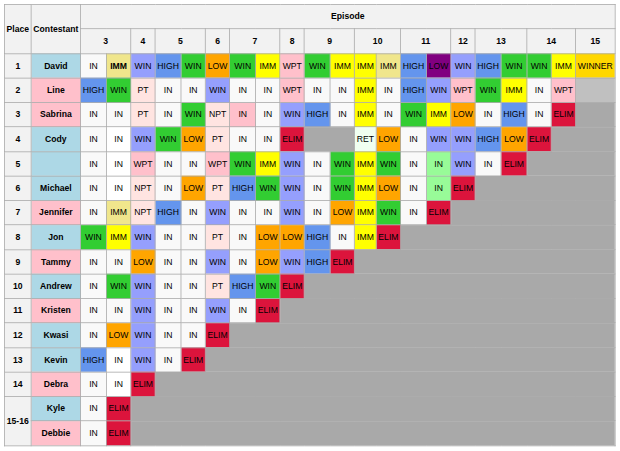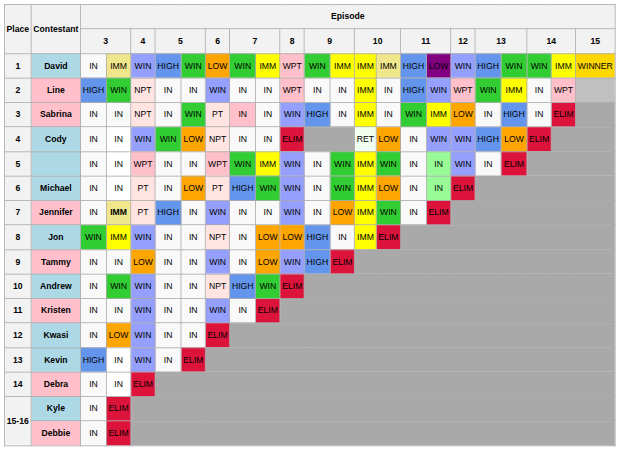(119, 65) bold -> (119, 65) normal
(143, 89) PT -> (143, 89) NPT
(143, 114) PT -> (143, 114) NPT
(218, 114) NPT -> (218, 114) PT
(218, 138) PT -> (218, 138) NPT
(143, 187) NPT -> (143, 187) PT
(119, 212) normal -> (119, 212) bold
(143, 212) NPT -> (143, 212) PT
(218, 236) PT -> (218, 236) NPT
(218, 285) PT -> (218, 285) NPT
